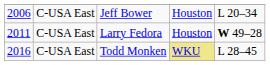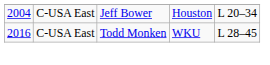(19, 13) 2006 -> (19, 13) 2004
- row: (131, 32)
(186, 51) khaki background -> (186, 32) no background
